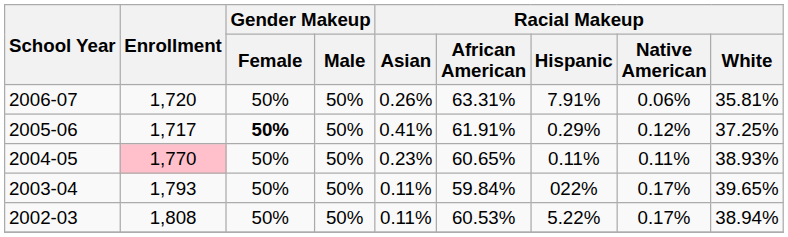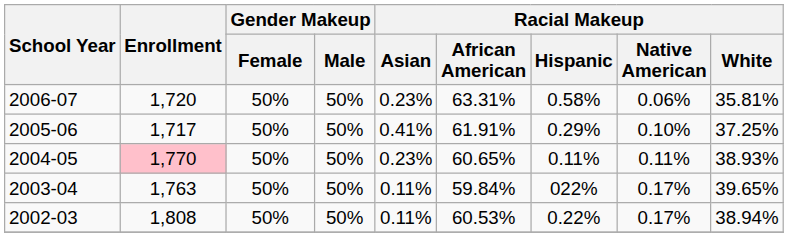(406, 100) 0.26% -> (406, 100) 0.23%
(574, 100) 7.91% -> (574, 100) 0.58%
(270, 129) bold -> (270, 129) normal
(664, 129) 0.12% -> (664, 129) 0.10%
(173, 188) 1,793 -> (173, 188) 1,763
(574, 218) 5.22% -> (574, 218) 0.22%
